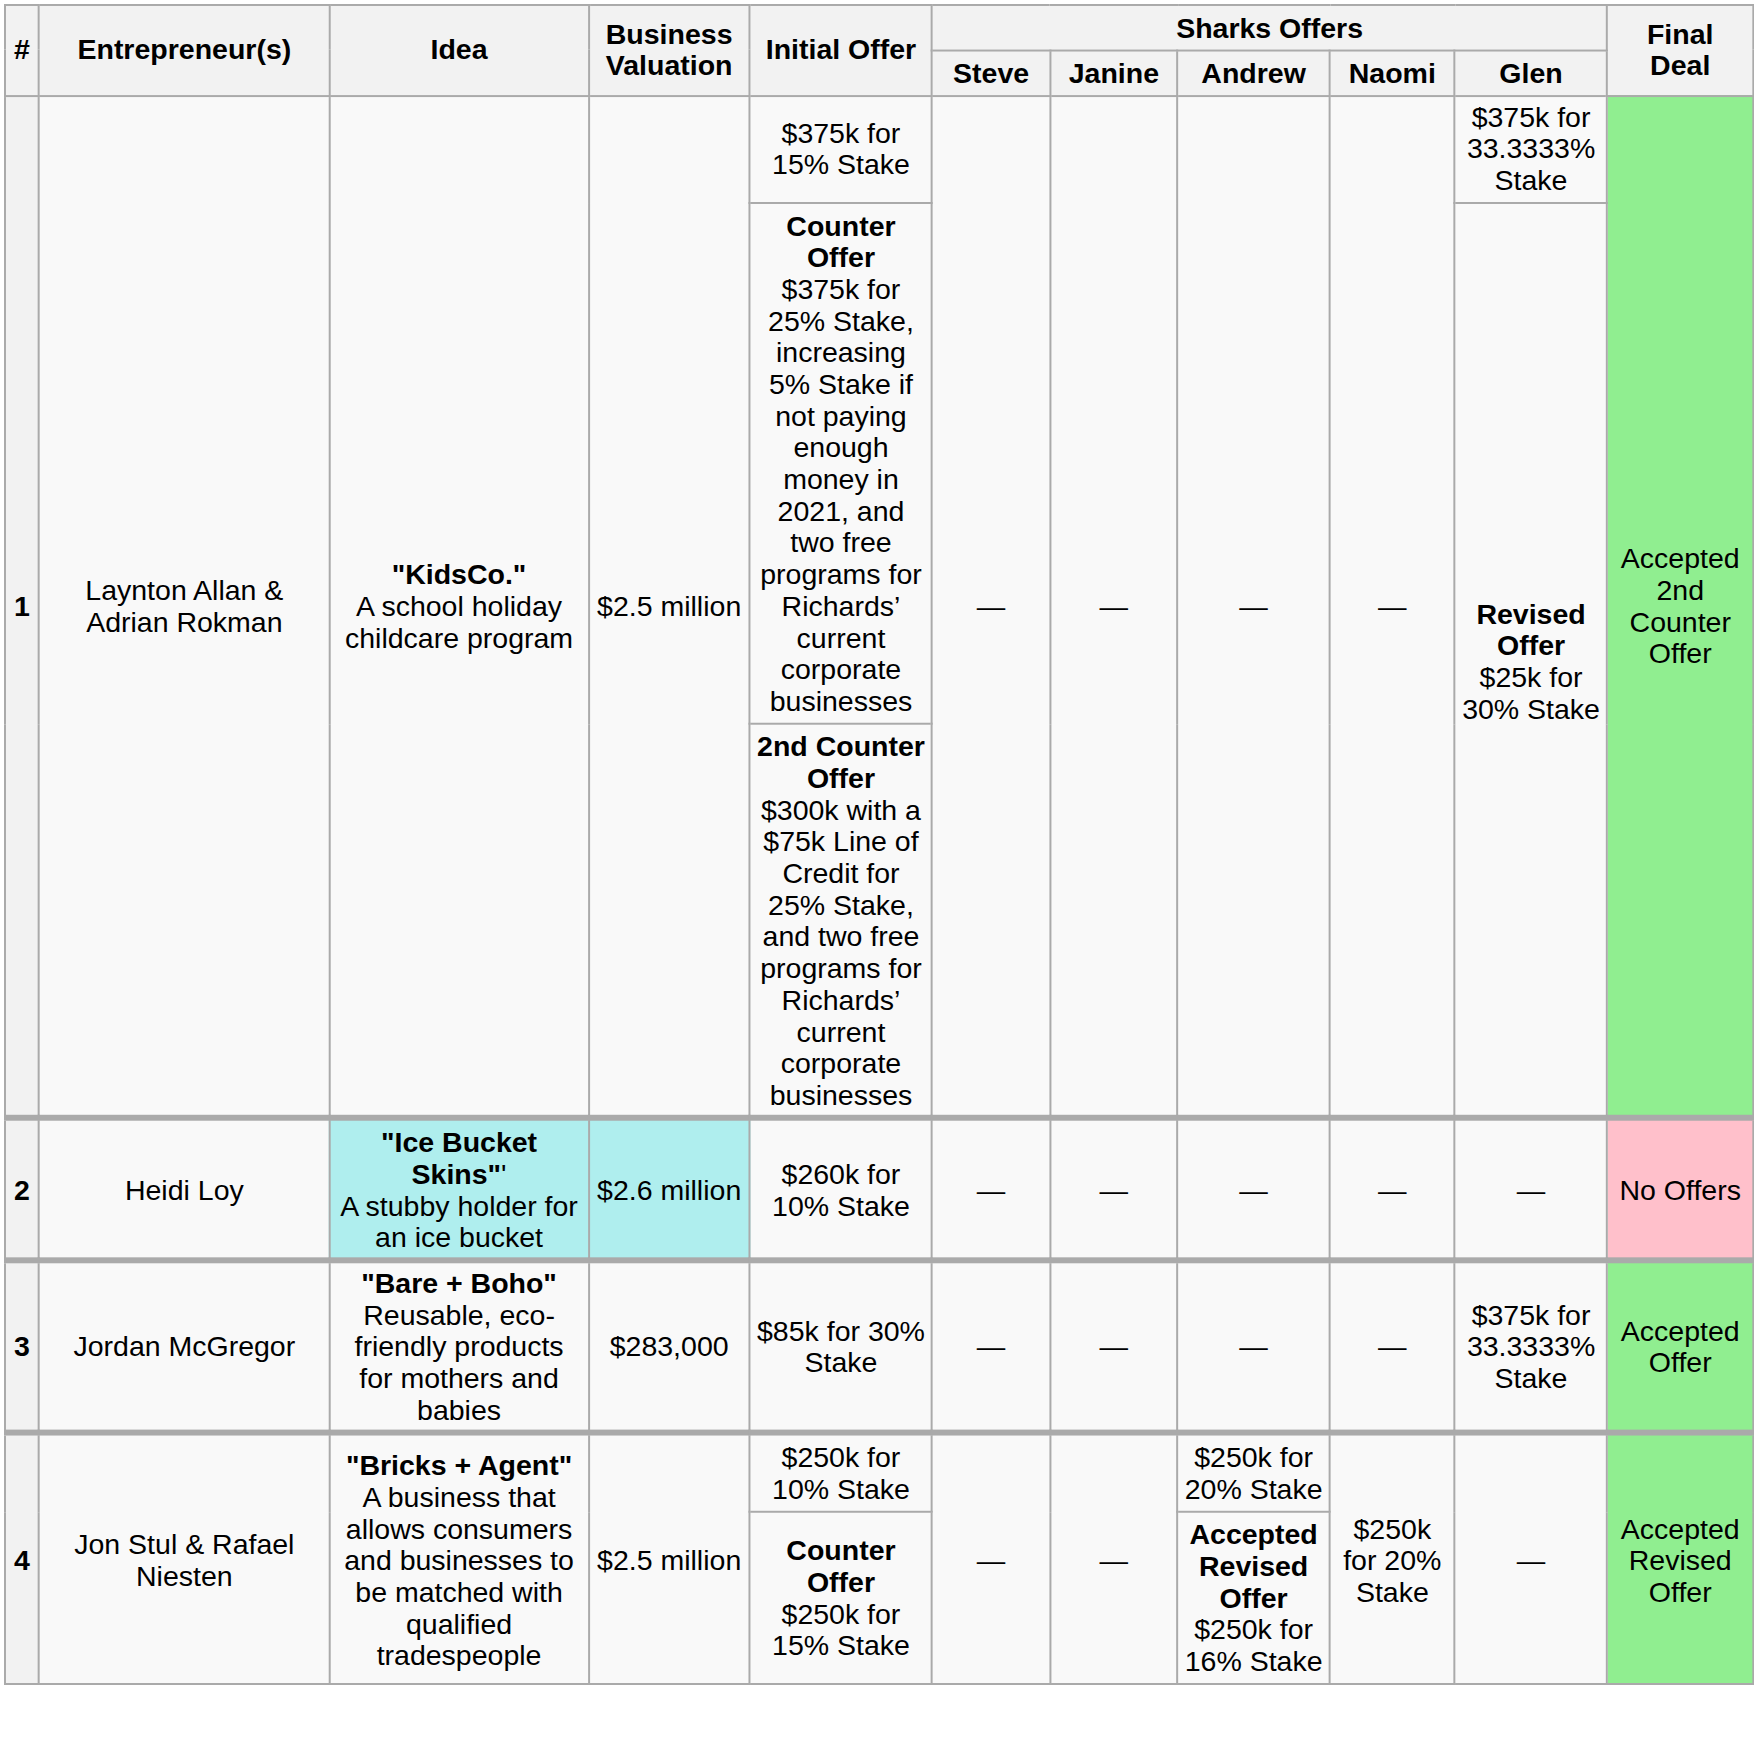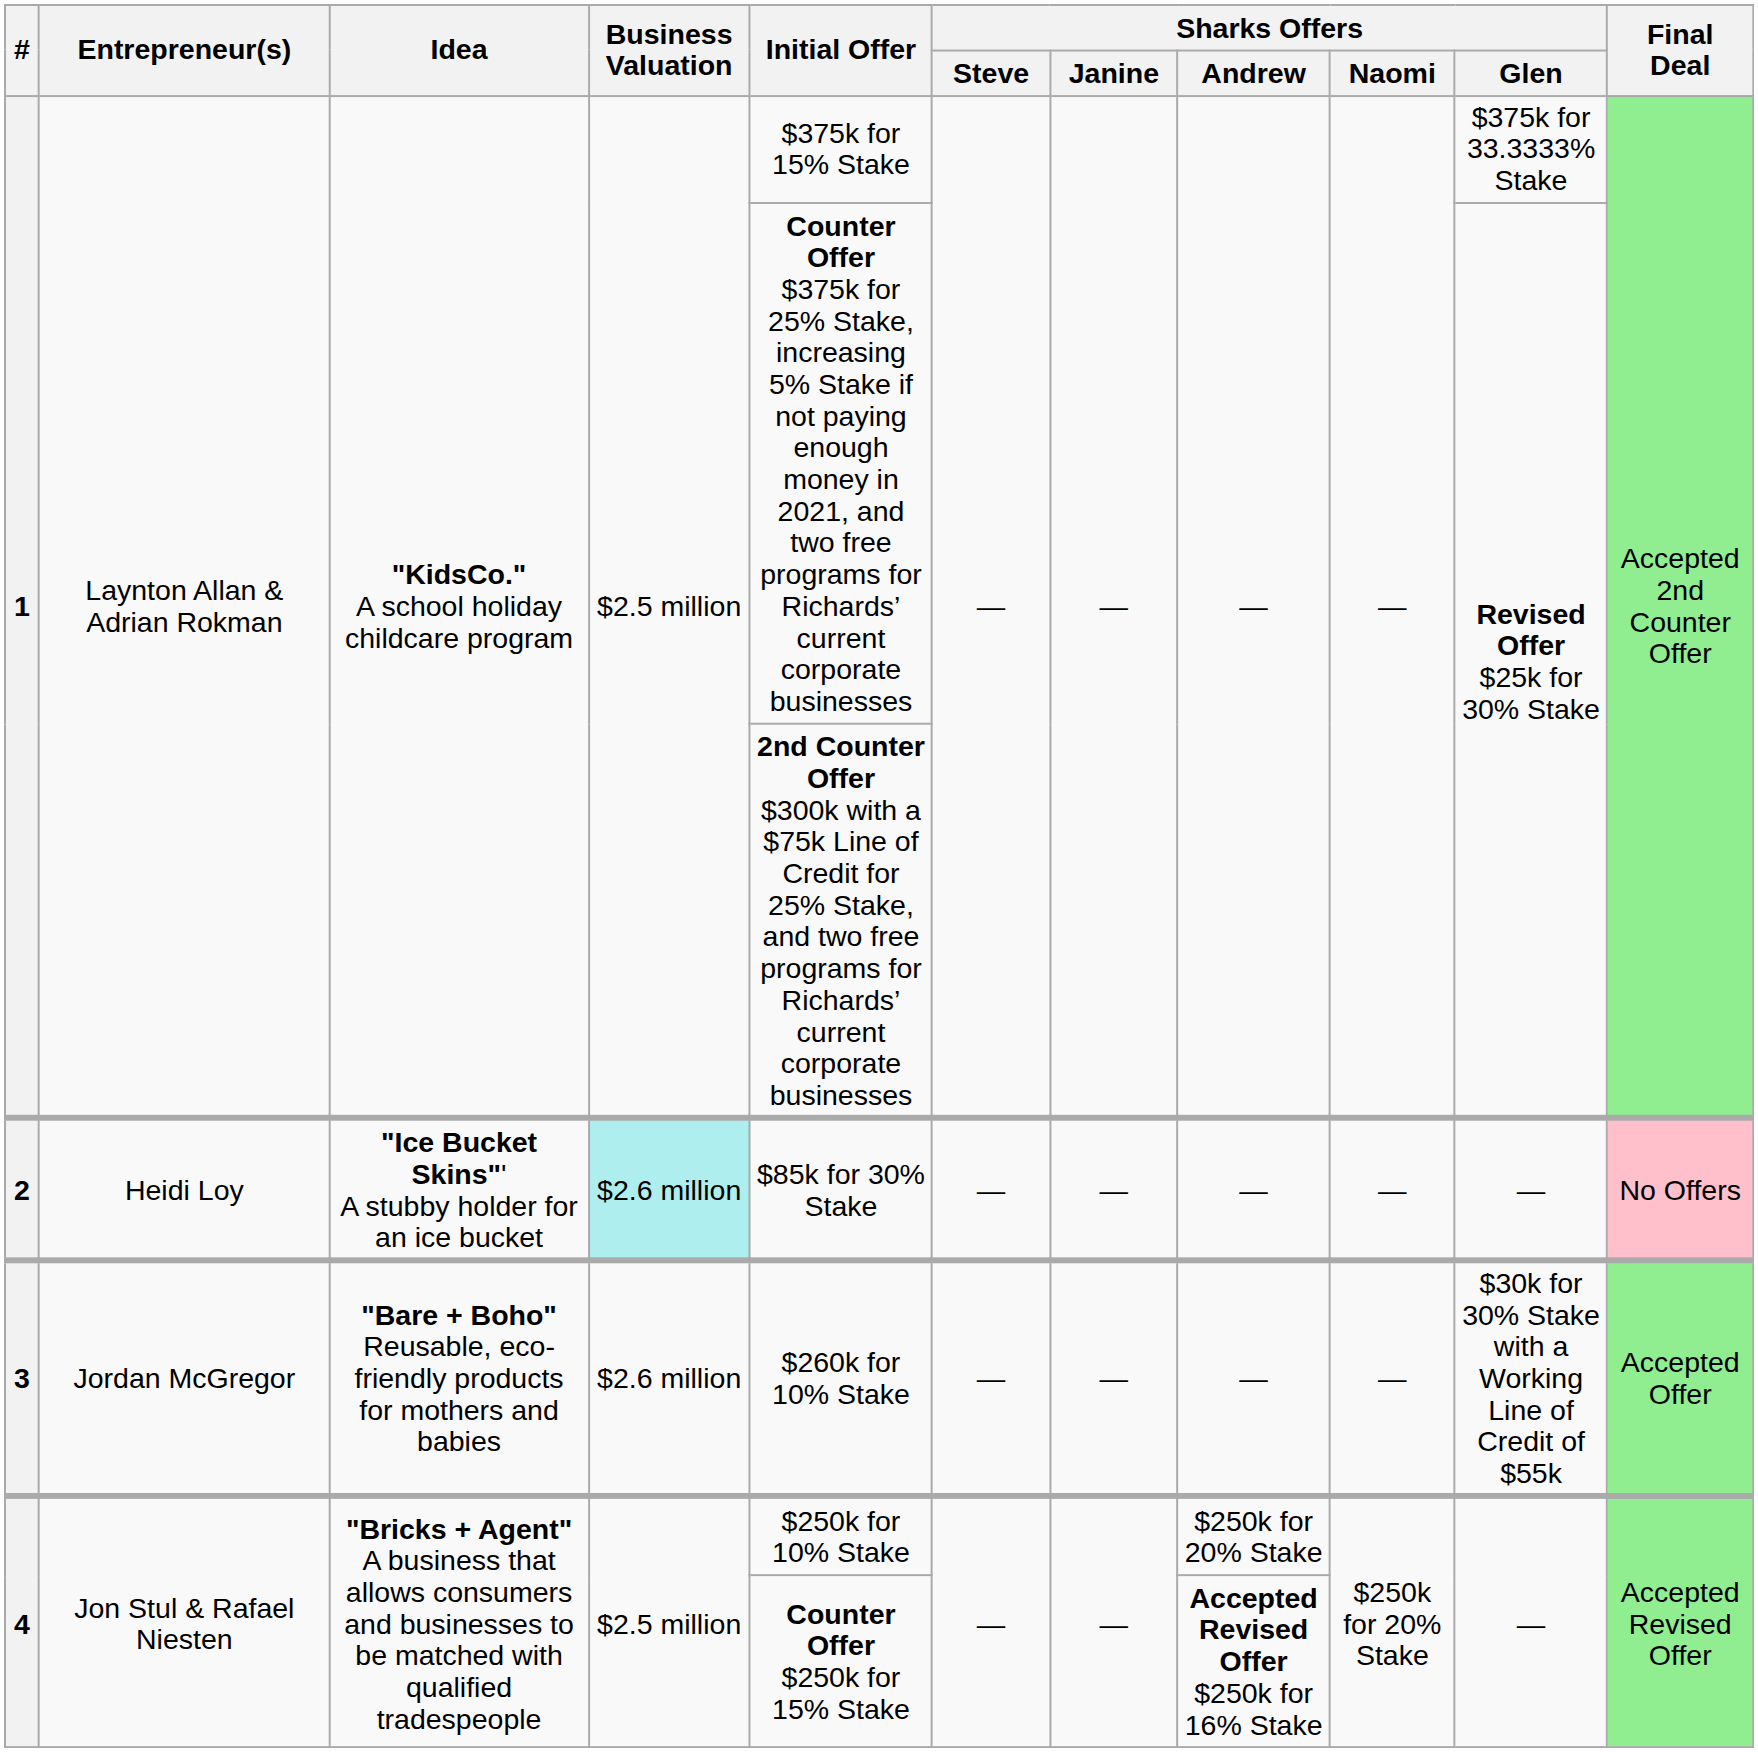(459, 1190) paleturquoise background -> (459, 1190) no background
(841, 1190) $260k for 10% Stake -> (841, 1190) $85k for 30% Stake
(669, 1348) $283,000 -> (669, 1379) $2.6 million
(841, 1348) $85k for 30% Stake -> (841, 1379) $260k for 10% Stake
(1531, 1348) $375k for 33.3333% Stake -> (1531, 1379) $30k for 30% Stake with a Working Line of Credit of $55k
